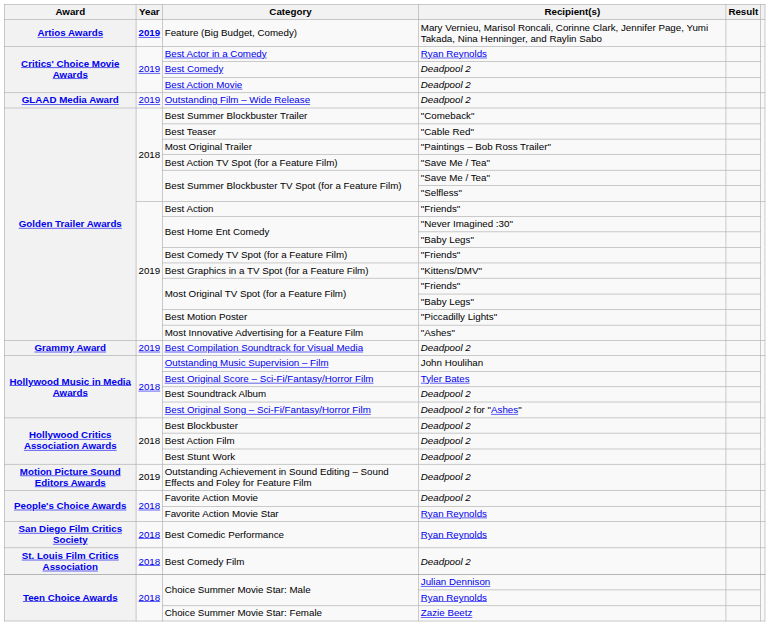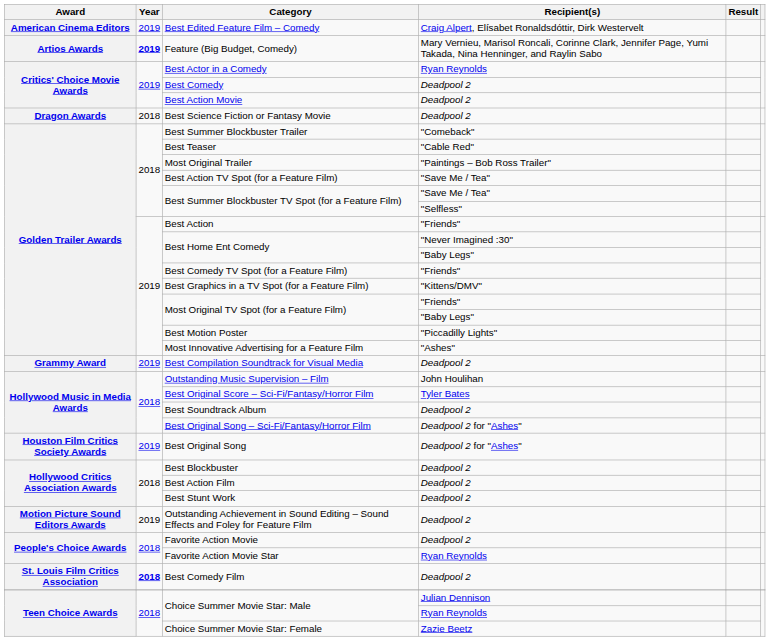+ row: (242, 27)
+ row: (248, 116)
- row: (237, 100)
+ row: (205, 446)
- row: (224, 535)
(149, 561) normal -> (149, 576) bold
